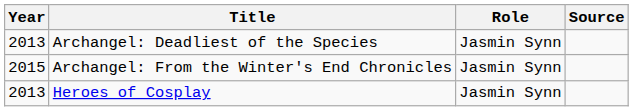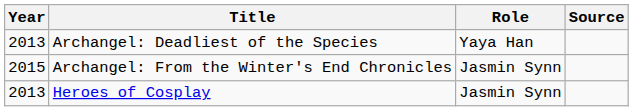(510, 42) Jasmin Synn -> (497, 42) Yaya Han
